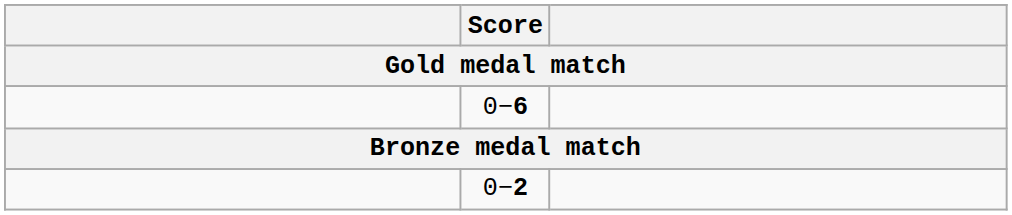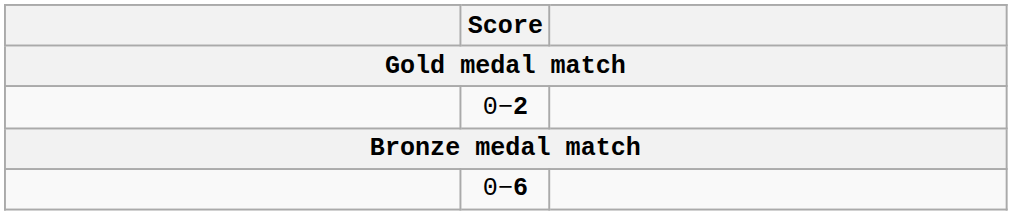rows swapped: (505, 107) <-> (505, 189)
